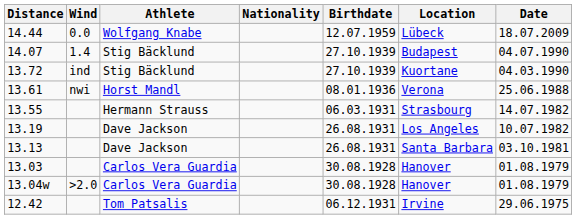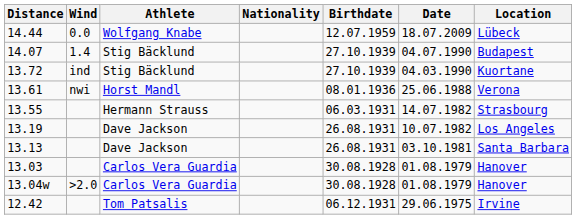columns swapped: (447, 14) <-> (534, 14)
